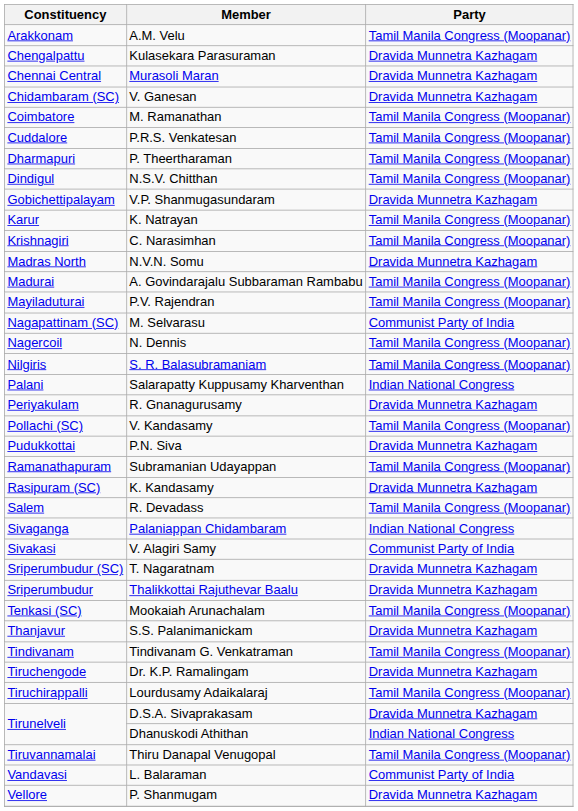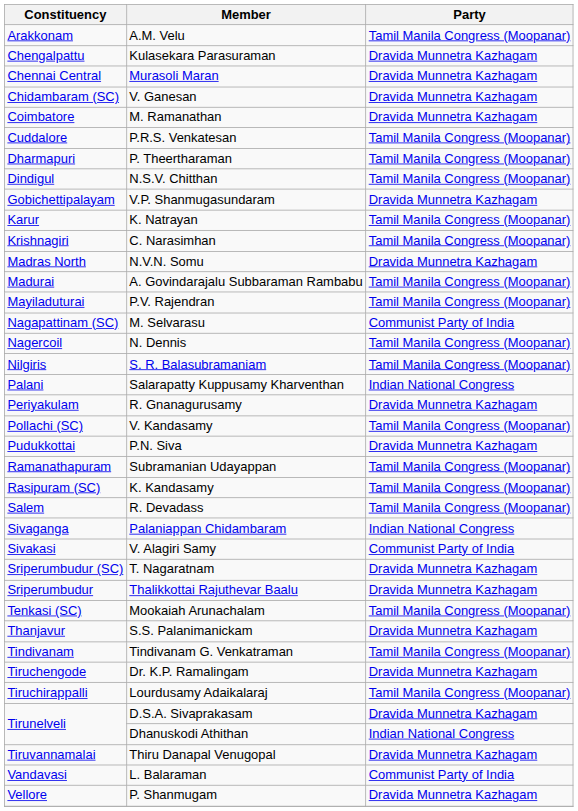(470, 117) Tamil Manila Congress (Moopanar) -> (453, 117) Dravida Munnetra Kazhagam
(453, 487) Dravida Munnetra Kazhagam -> (470, 487) Tamil Manila Congress (Moopanar)
(470, 754) Tamil Manila Congress (Moopanar) -> (453, 754) Dravida Munnetra Kazhagam
